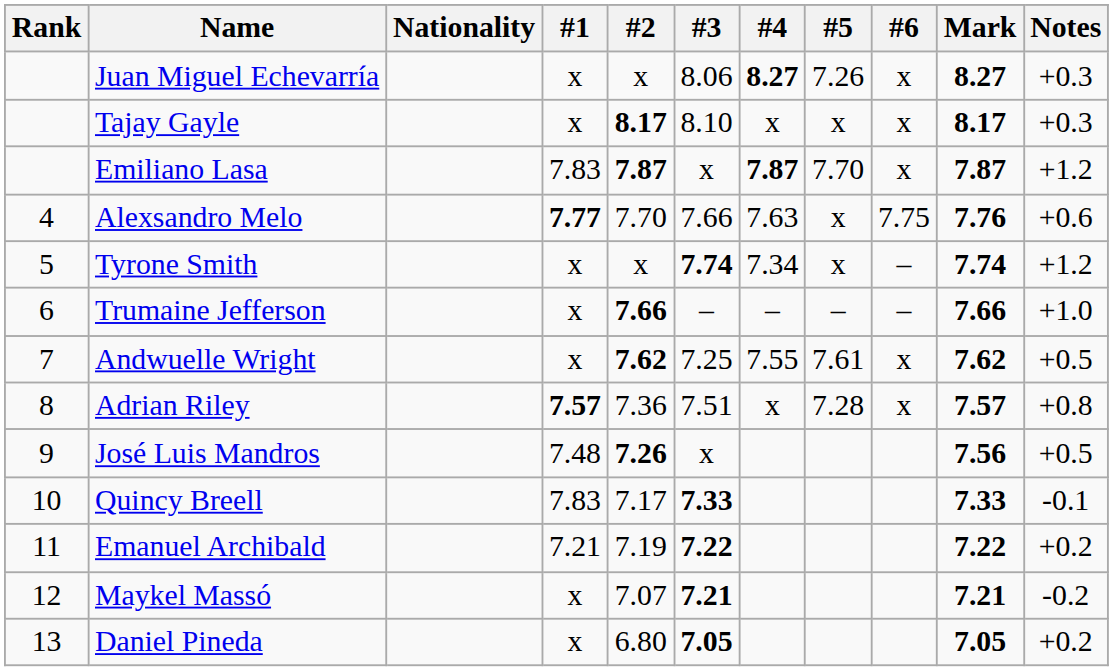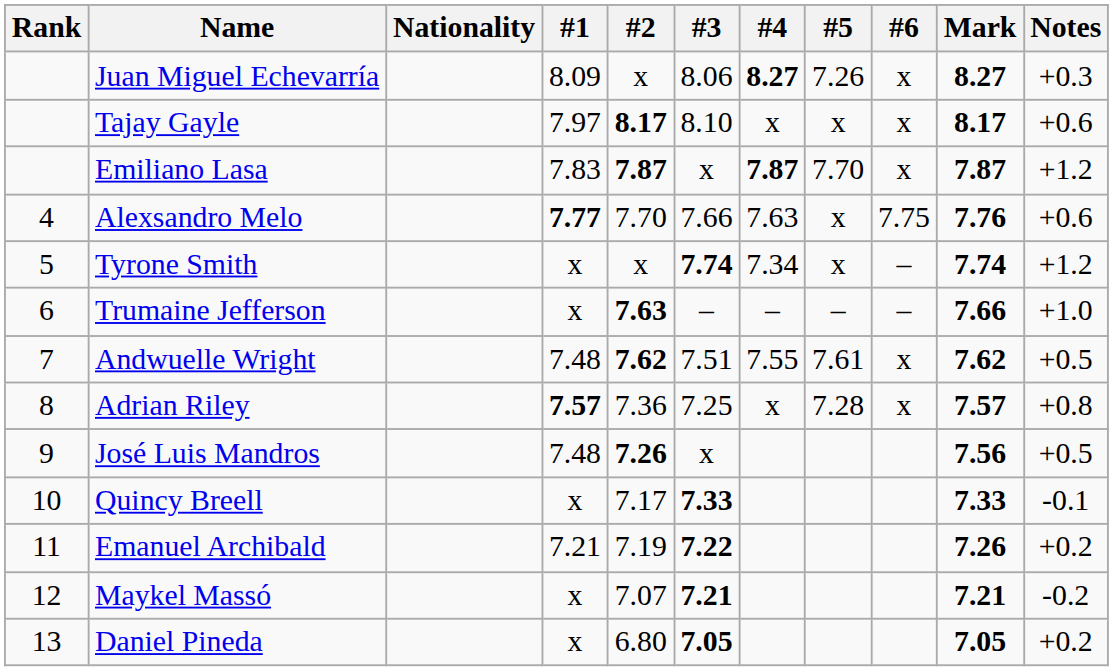(575, 75) x -> (575, 75) 8.09
(575, 122) x -> (575, 122) 7.97
(1066, 122) +0.3 -> (1066, 122) +0.6
(641, 311) 7.66 -> (641, 311) 7.63
(575, 358) x -> (575, 358) 7.48
(707, 358) 7.25 -> (707, 358) 7.51
(707, 405) 7.51 -> (707, 405) 7.25
(575, 500) 7.83 -> (575, 500) x
(980, 547) 7.22 -> (980, 547) 7.26
